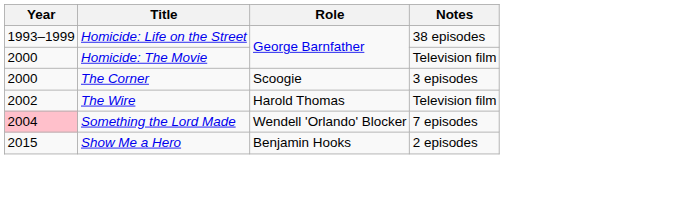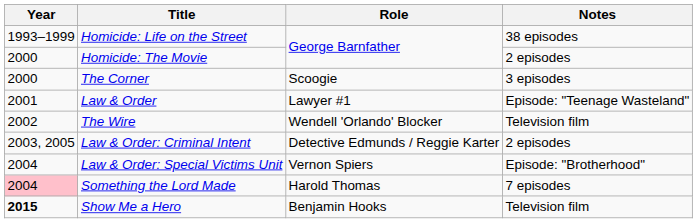(455, 57) Television film -> (538, 57) 2 episodes
+ row: (119, 100)
(299, 100) Harold Thomas -> (365, 121) Wendell 'Orlando' Blocker
+ row: (166, 143)
+ row: (182, 164)
(330, 121) Wendell 'Orlando' Blocker -> (334, 185) Harold Thomas
(22, 143) normal -> (22, 206) bold
(445, 143) 2 episodes -> (547, 206) Television film
